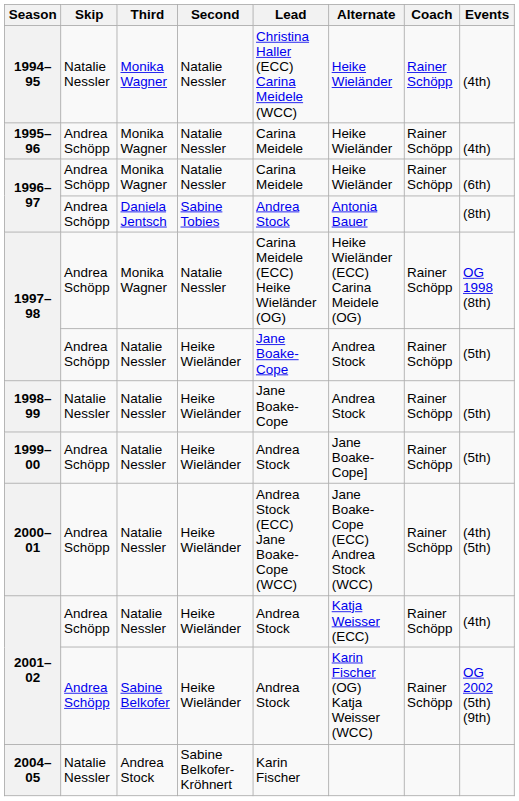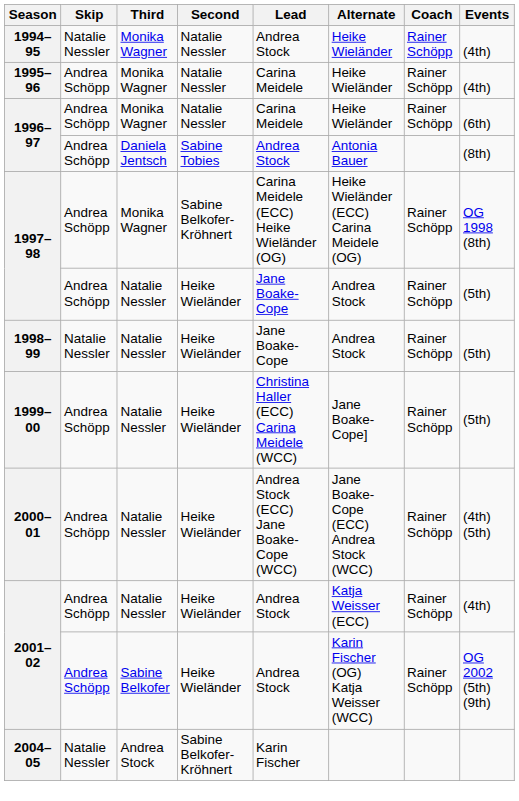(283, 74) Christina Haller (ECC) Carina Meidele (WCC) -> (278, 44) Andrea Stock
(203, 280) Natalie Nessler -> (207, 220) Sabine Belkofer-Kröhnert
(278, 457) Andrea Stock -> (283, 420) Christina Haller (ECC) Carina Meidele (WCC)
